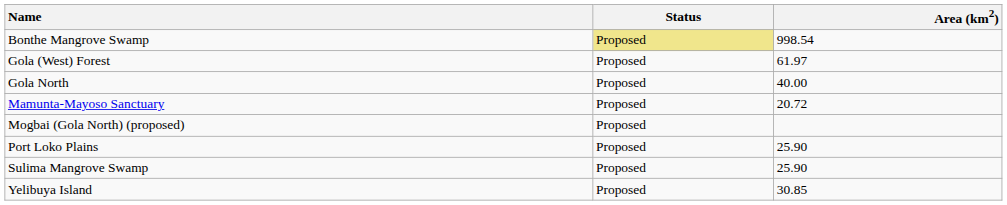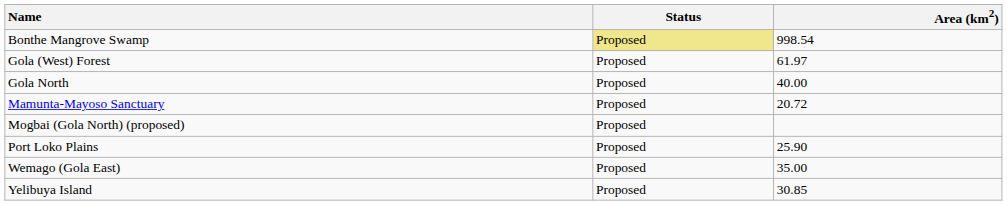- row: (78, 167)
+ row: (64, 167)
